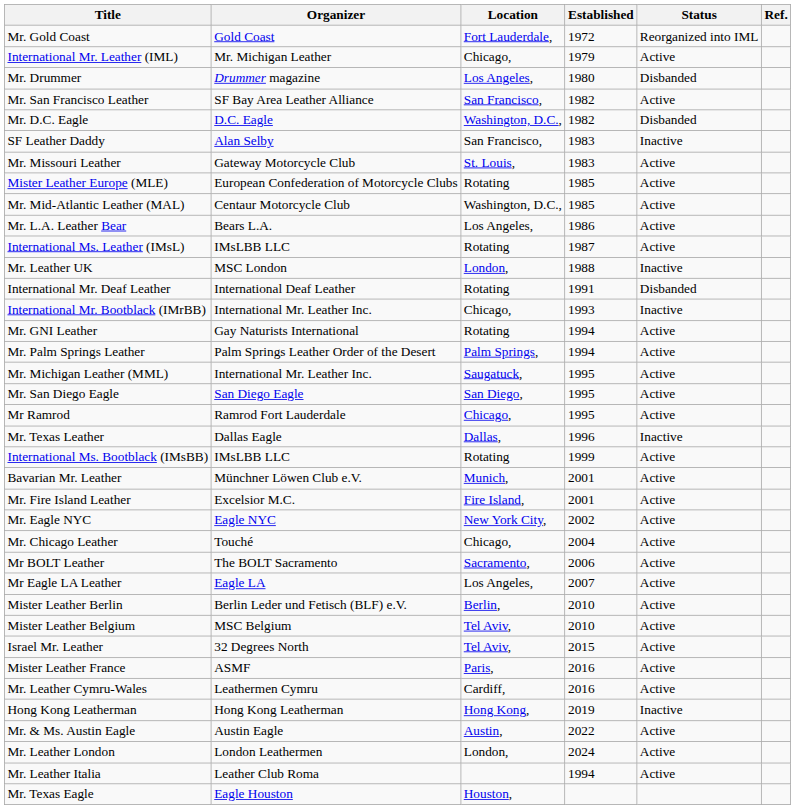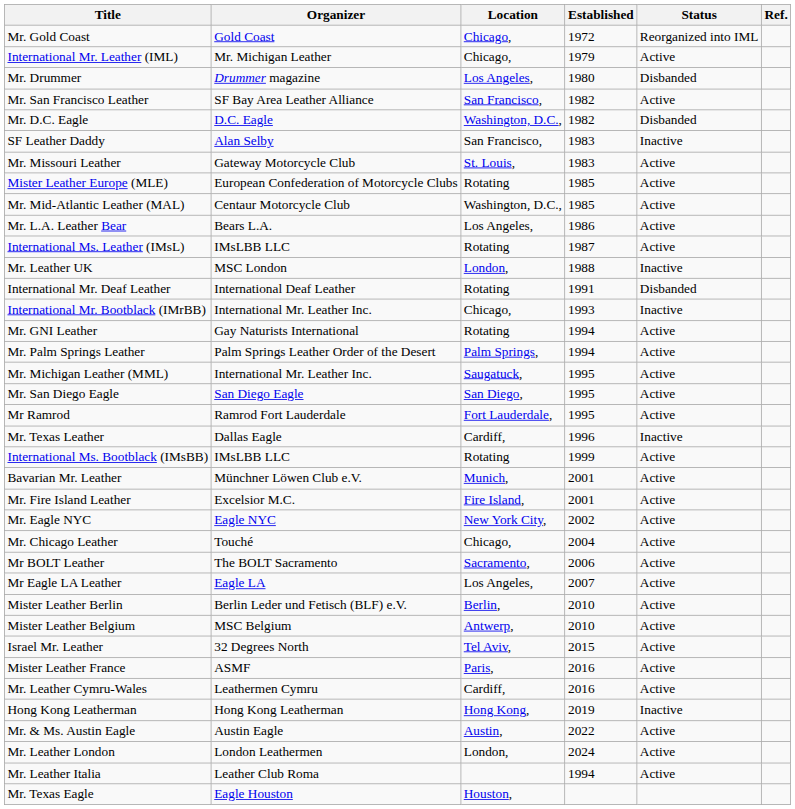(508, 36) Fort Lauderdale, -> (488, 36) Chicago,
(488, 415) Chicago, -> (508, 415) Fort Lauderdale,
(482, 436) Dallas, -> (484, 436) Cardiff,
(487, 625) Tel Aviv, -> (489, 625) Antwerp,
